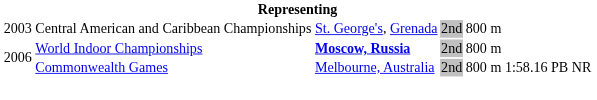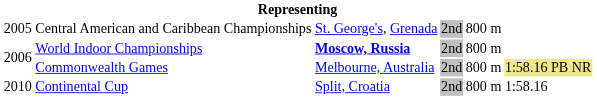(18, 28) 2003 -> (18, 28) 2005
(548, 67) no background -> (548, 67) khaki background
+ row: (82, 87)
